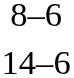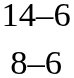rows swapped: (36, 62) <-> (36, 14)
